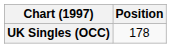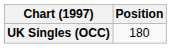(139, 33) 178 -> (139, 33) 180
